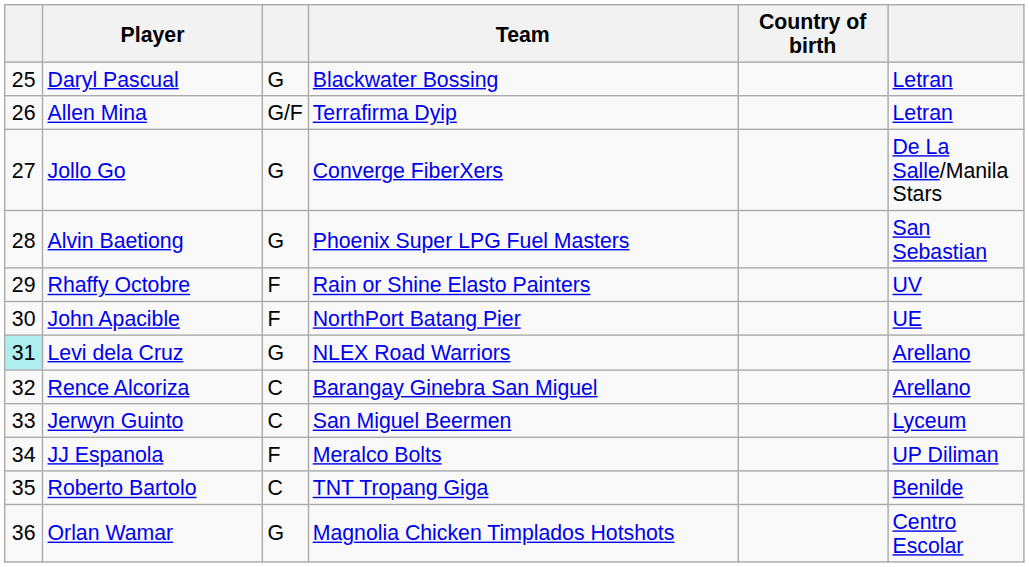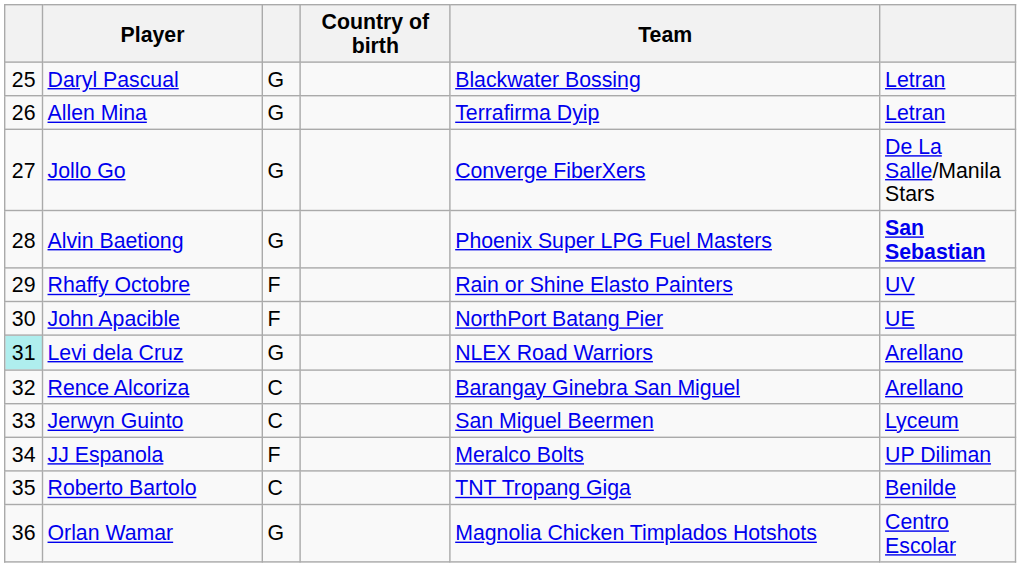columns swapped: (813, 34) <-> (523, 34)
(285, 113) G/F -> (276, 113) G
(940, 240) normal -> (935, 240) bold
